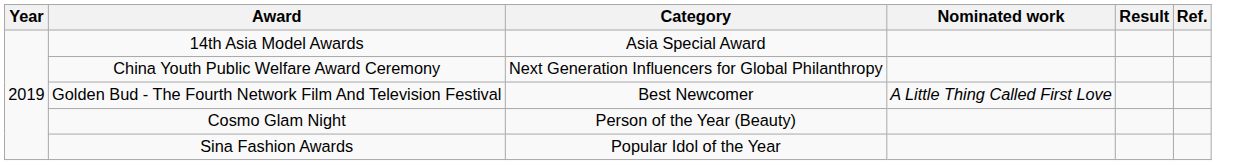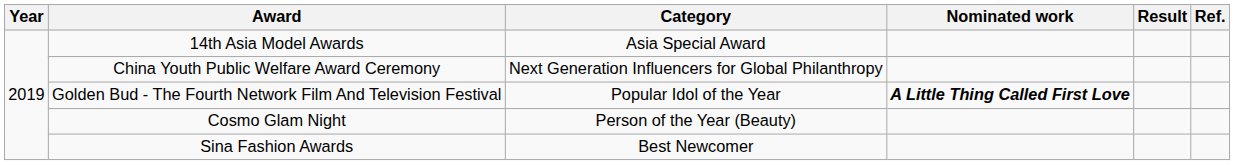(696, 95) Best Newcomer -> (696, 95) Popular Idol of the Year
(1001, 95) normal -> (1010, 95) bold
(696, 146) Popular Idol of the Year -> (696, 146) Best Newcomer
